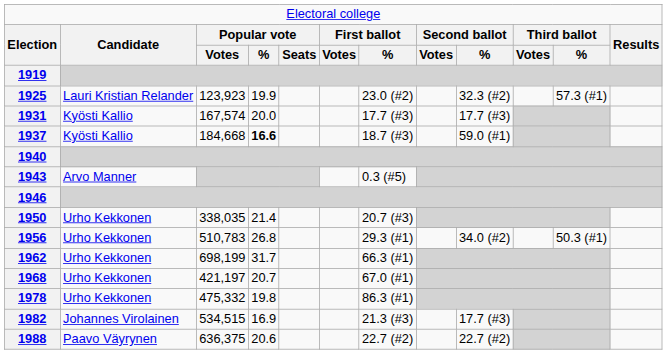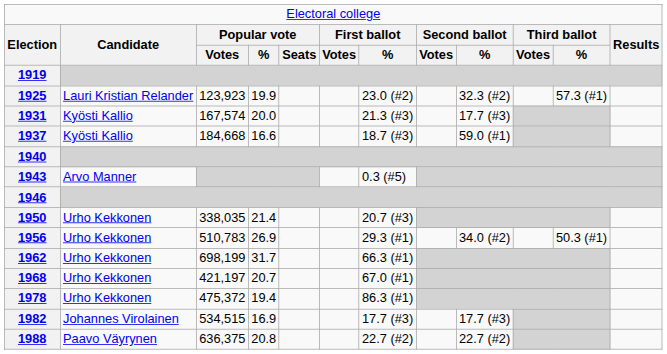(388, 116) 17.7 (#3) -> (388, 116) 21.3 (#3)
(264, 136) bold -> (264, 136) normal
(264, 237) 26.8 -> (264, 237) 26.9
(222, 298) 475,332 -> (222, 298) 475,372
(264, 298) 19.8 -> (264, 298) 19.4
(388, 319) 21.3 (#3) -> (388, 319) 17.7 (#3)
(264, 339) 20.6 -> (264, 339) 20.8
